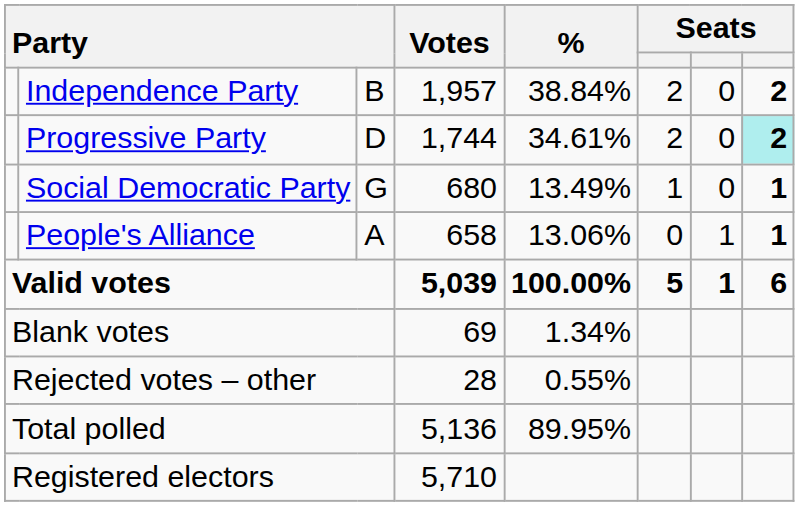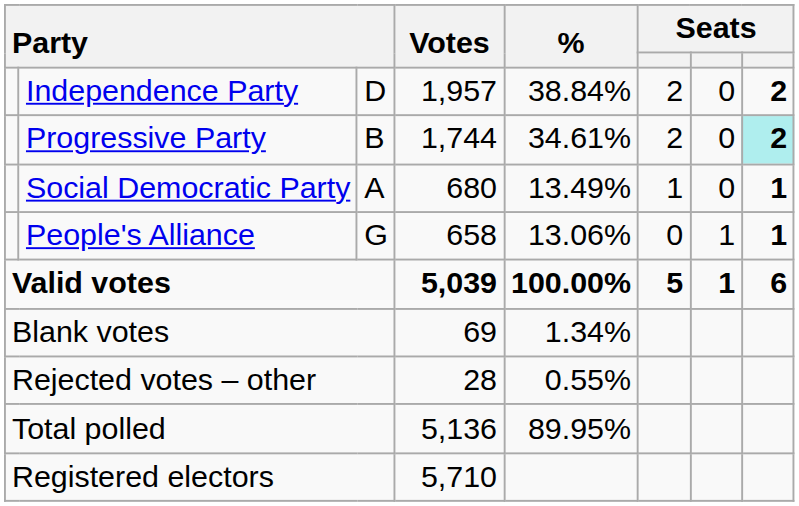(374, 90) B -> (375, 90) D
(375, 139) D -> (374, 139) B
(376, 187) G -> (374, 187) A
(374, 235) A -> (376, 235) G
